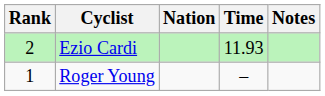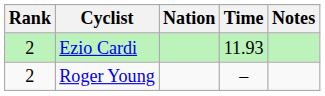(30, 76) 1 -> (30, 76) 2
